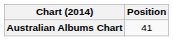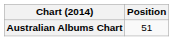(147, 28) 41 -> (147, 28) 51
